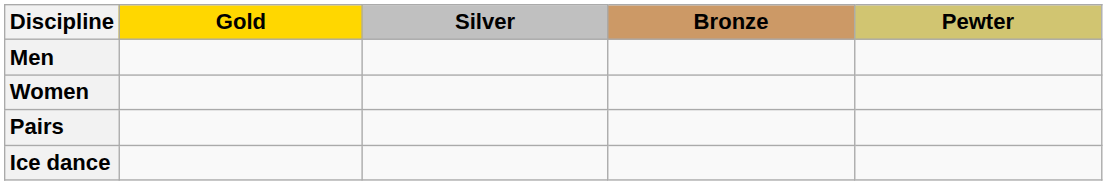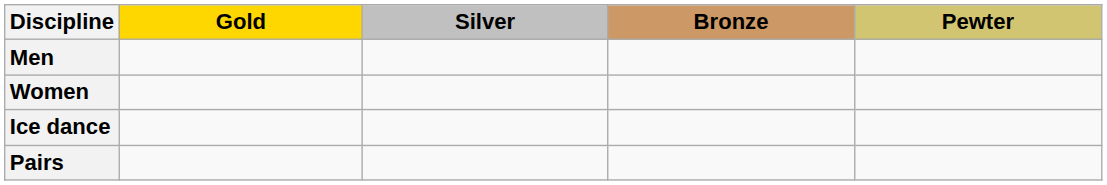rows swapped: (37, 127) <-> (60, 162)
